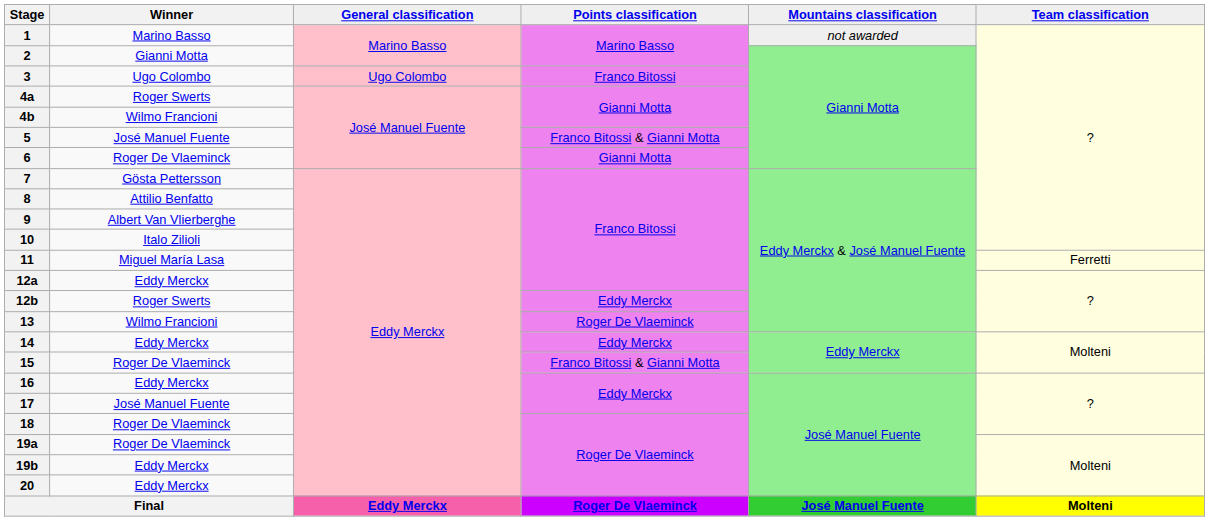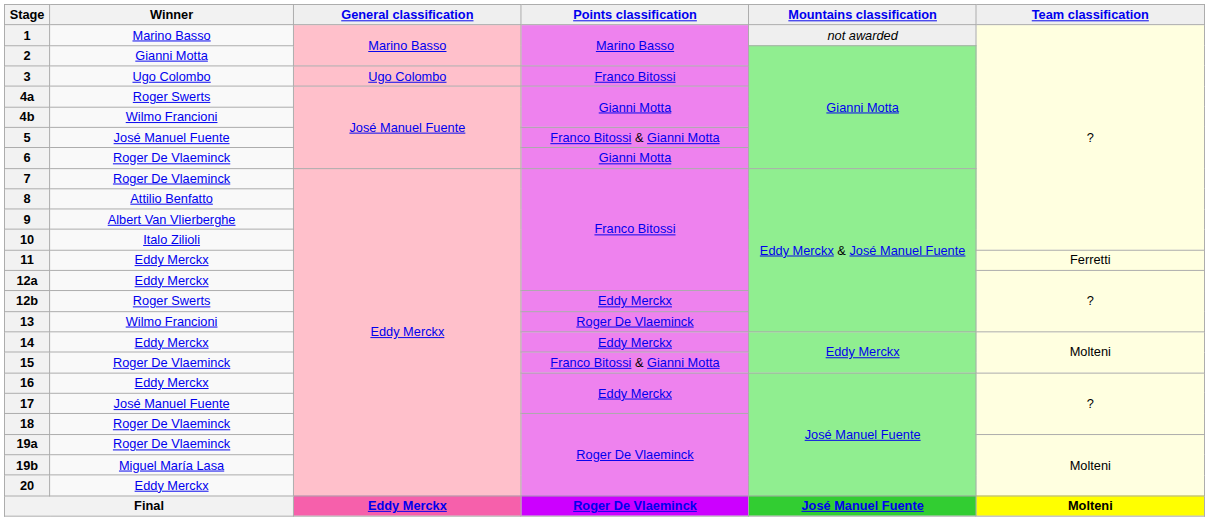(172, 179) Gösta Pettersson -> (172, 179) Roger De Vlaeminck
(172, 261) Miguel María Lasa -> (172, 261) Eddy Merckx
(172, 465) Eddy Merckx -> (172, 465) Miguel María Lasa
